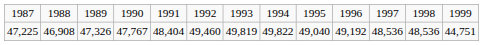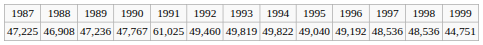(96, 31) 47,326 -> (96, 31) 47,236
(168, 31) 48,404 -> (168, 31) 61,025
